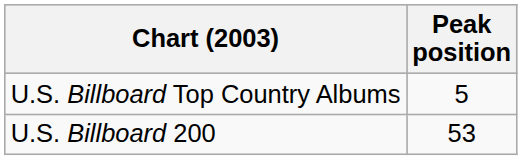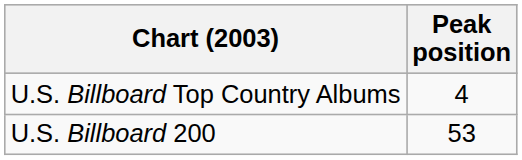(462, 93) 5 -> (462, 93) 4
